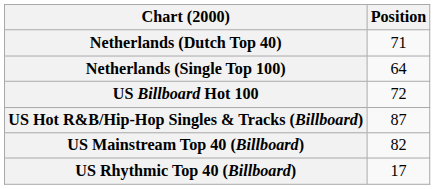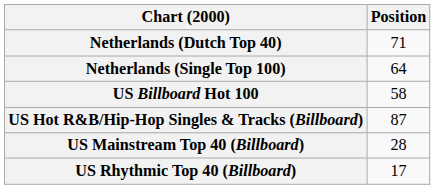(398, 94) 72 -> (398, 94) 58
(398, 145) 82 -> (398, 145) 28
